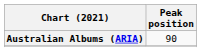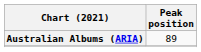(171, 39) 90 -> (171, 39) 89
